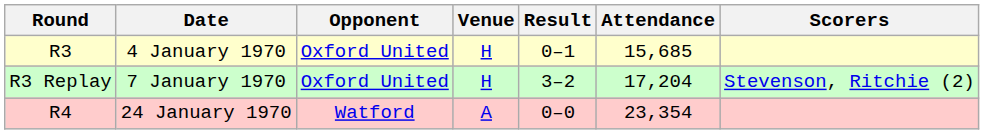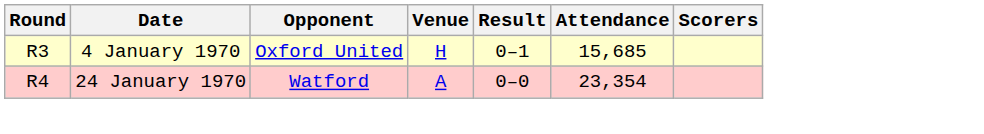- row: (206, 82)
